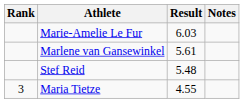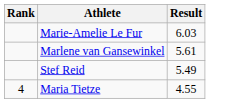- column: (222, 13)
(186, 70) 5.48 -> (186, 70) 5.49
(21, 88) 3 -> (21, 88) 4
